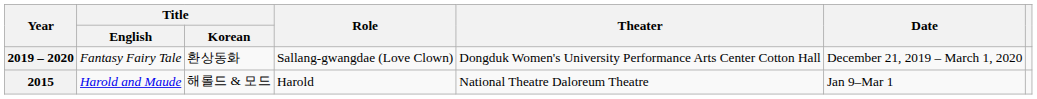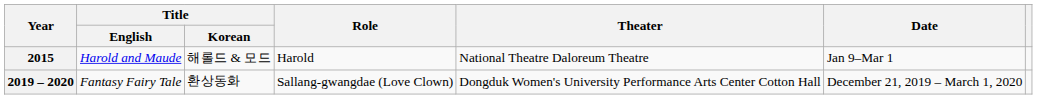rows swapped: (41, 81) <-> (41, 58)
